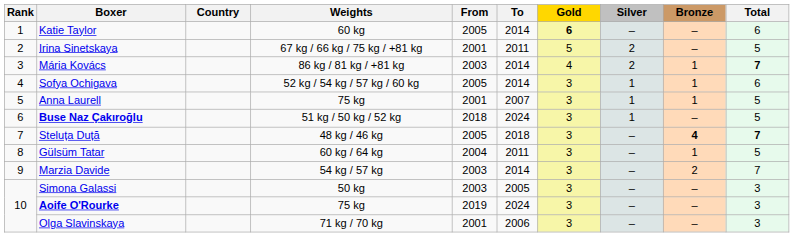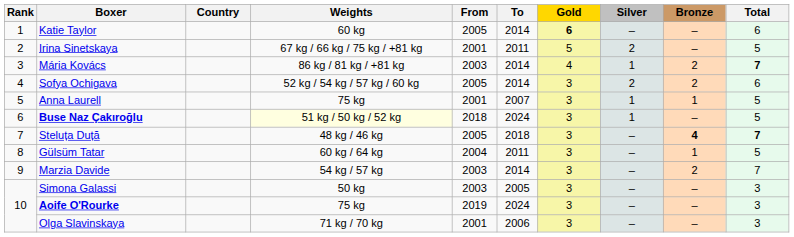(632, 65) 2 -> (632, 65) 1
(694, 65) 1 -> (694, 65) 2
(632, 83) 1 -> (632, 83) 2
(694, 83) 1 -> (694, 83) 2
(351, 118) no background -> (351, 118) lightyellow background
